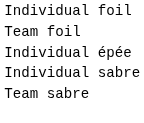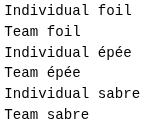+ row: (43, 74)
